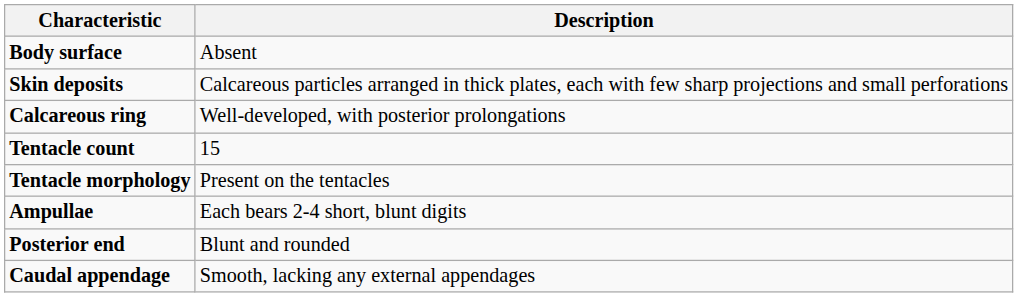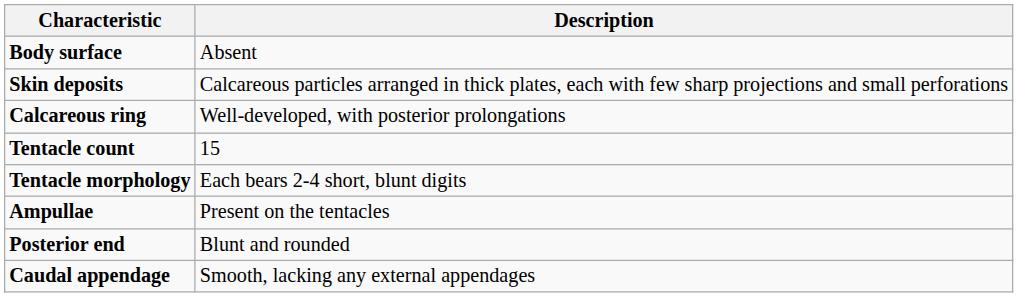(295, 180) Present on the tentacles -> (333, 180) Each bears 2-4 short, blunt digits
(333, 212) Each bears 2-4 short, blunt digits -> (295, 212) Present on the tentacles
